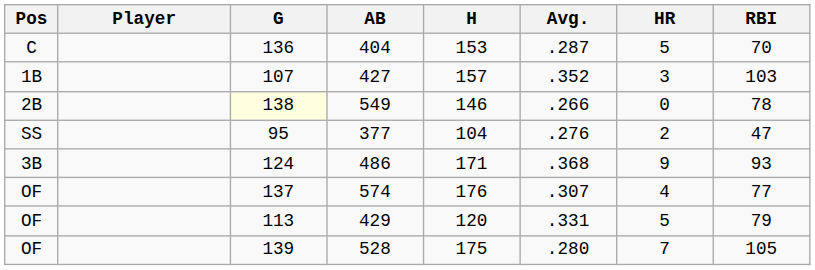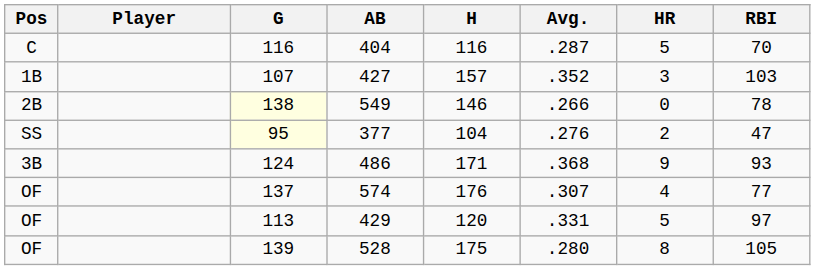(278, 48) 136 -> (278, 48) 116
(471, 48) 153 -> (471, 48) 116
(278, 134) no background -> (278, 134) lightyellow background
(761, 221) 79 -> (761, 221) 97
(665, 250) 7 -> (665, 250) 8
